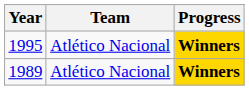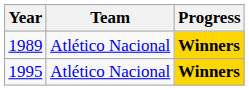rows swapped: (25, 71) <-> (25, 44)
